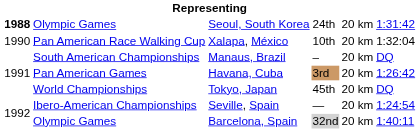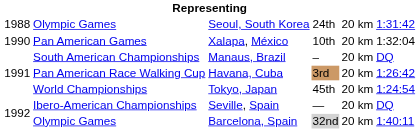(17, 24) bold -> (17, 24) normal
(119, 41) Pan American Race Walking Cup -> (90, 41) Pan American Games
(90, 73) Pan American Games -> (119, 73) Pan American Race Walking Cup
(385, 89) DQ -> (396, 89) 1:24:54
(396, 105) 1:24:54 -> (385, 105) DQ
